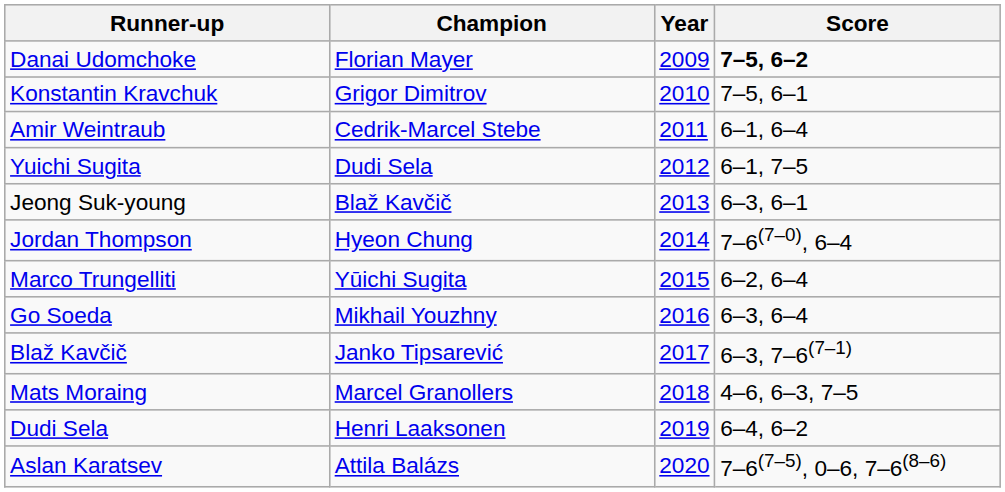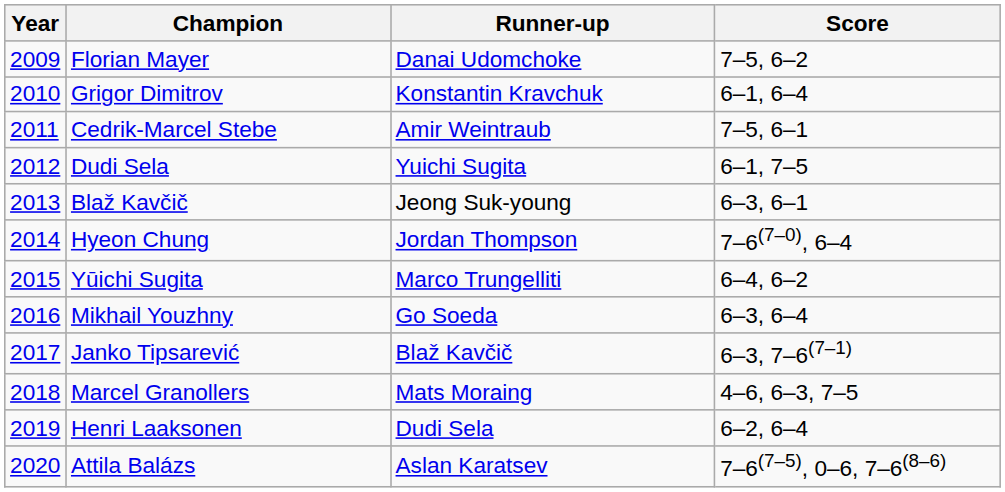columns swapped: (684, 23) <-> (167, 23)
(764, 59) bold -> (764, 59) normal
(764, 94) 7–5, 6–1 -> (764, 94) 6–1, 6–4
(764, 130) 6–1, 6–4 -> (764, 130) 7–5, 6–1
(764, 279) 6–2, 6–4 -> (764, 279) 6–4, 6–2
(764, 428) 6–4, 6–2 -> (764, 428) 6–2, 6–4
